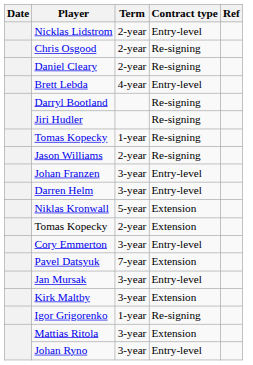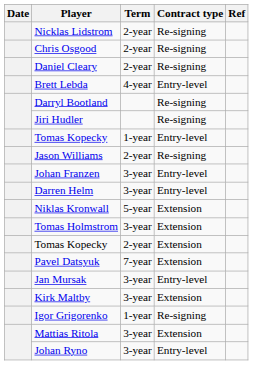(177, 31) Entry-level -> (182, 31) Re-signing
(176, 137) Re-signing -> (182, 137) Entry-level
+ row: (76, 226)
- row: (71, 244)
